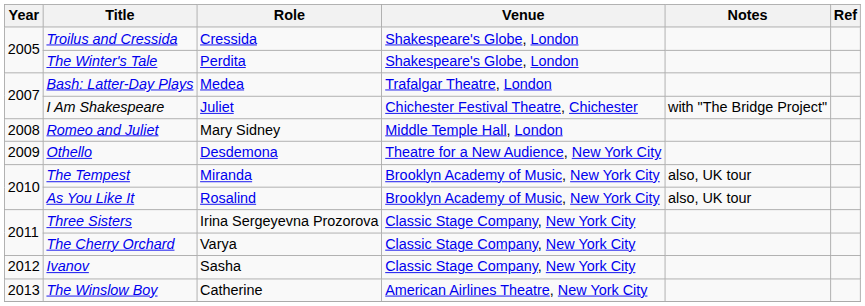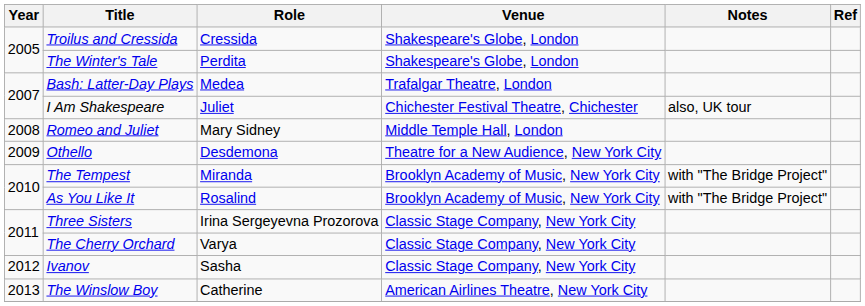(748, 107) with "The Bridge Project" -> (710, 107) also, UK tour
(710, 175) also, UK tour -> (748, 175) with "The Bridge Project"
(710, 198) also, UK tour -> (748, 198) with "The Bridge Project"
